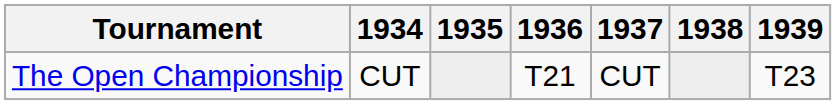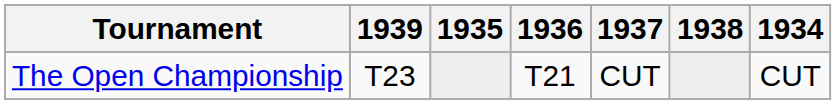columns swapped: (390, 29) <-> (790, 29)
